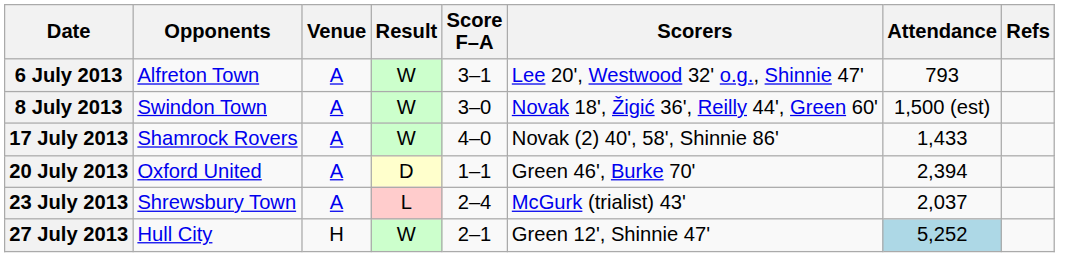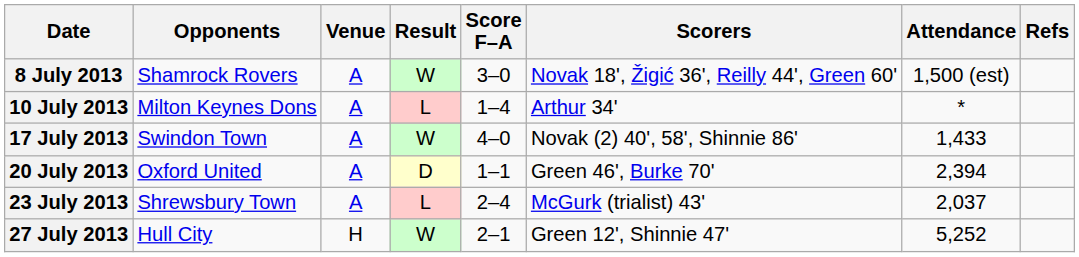- row: (69, 75)
(202, 107) Swindon Town -> (217, 75) Shamrock Rovers
+ row: (69, 107)
(217, 139) Shamrock Rovers -> (202, 139) Swindon Town
(942, 235) lightblue background -> (961, 235) no background
